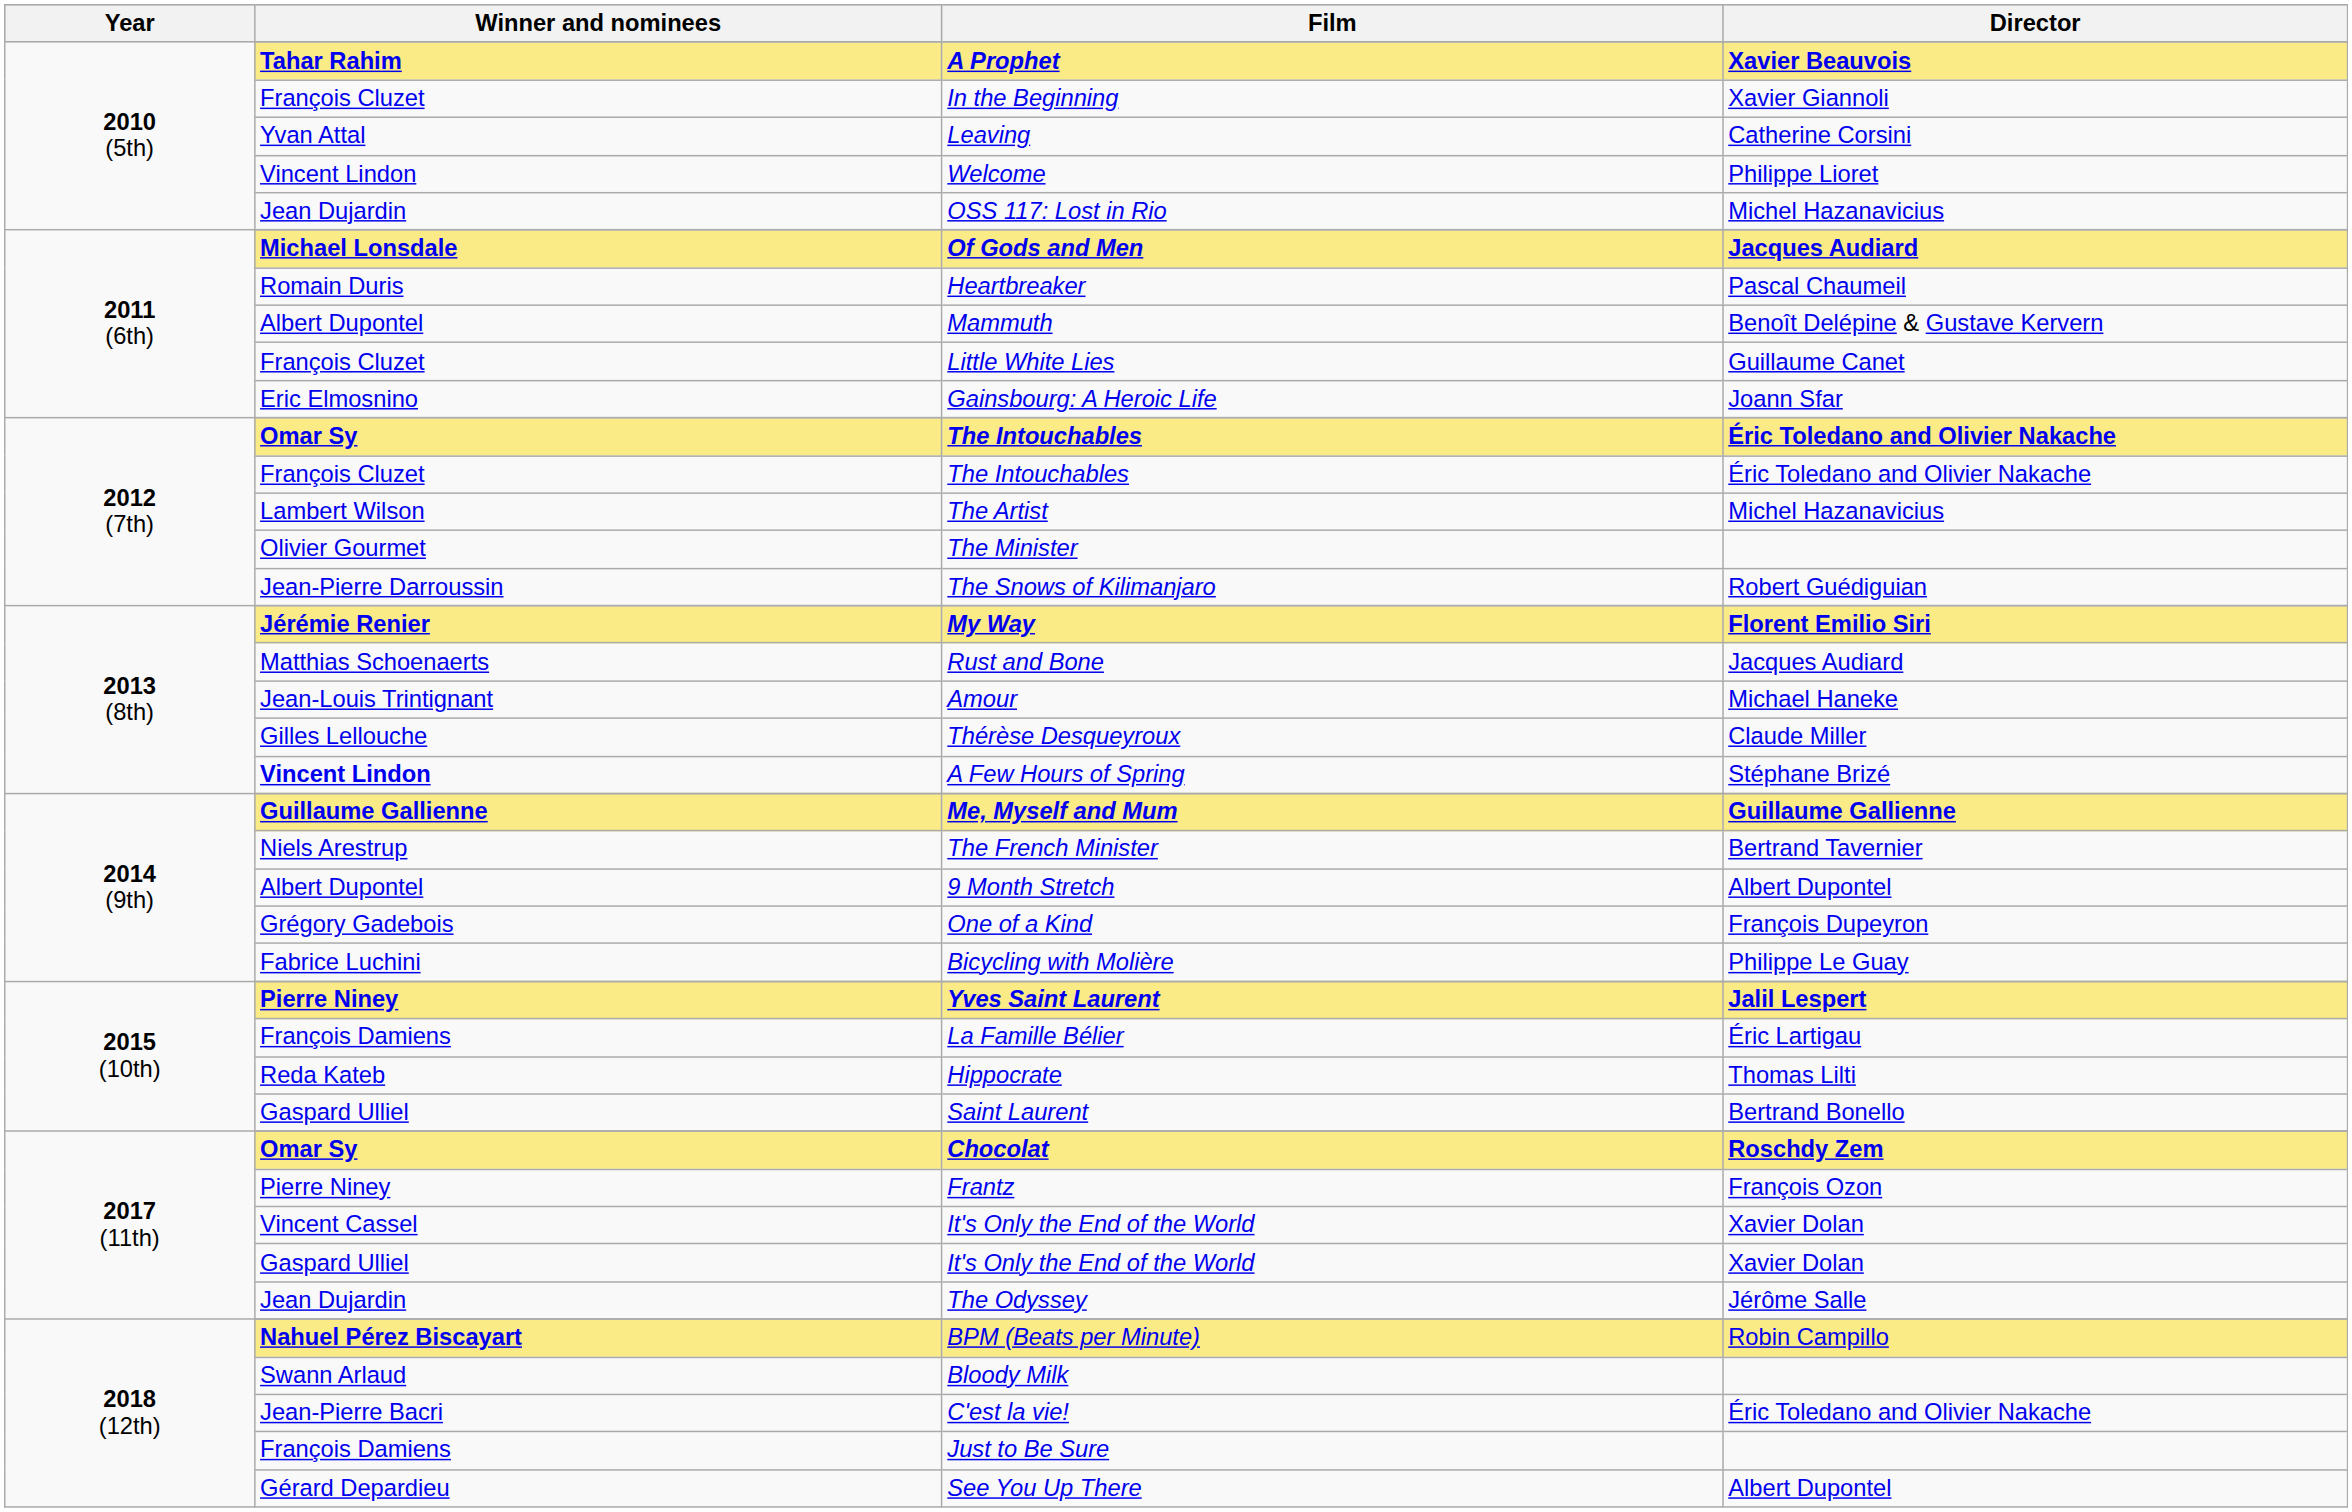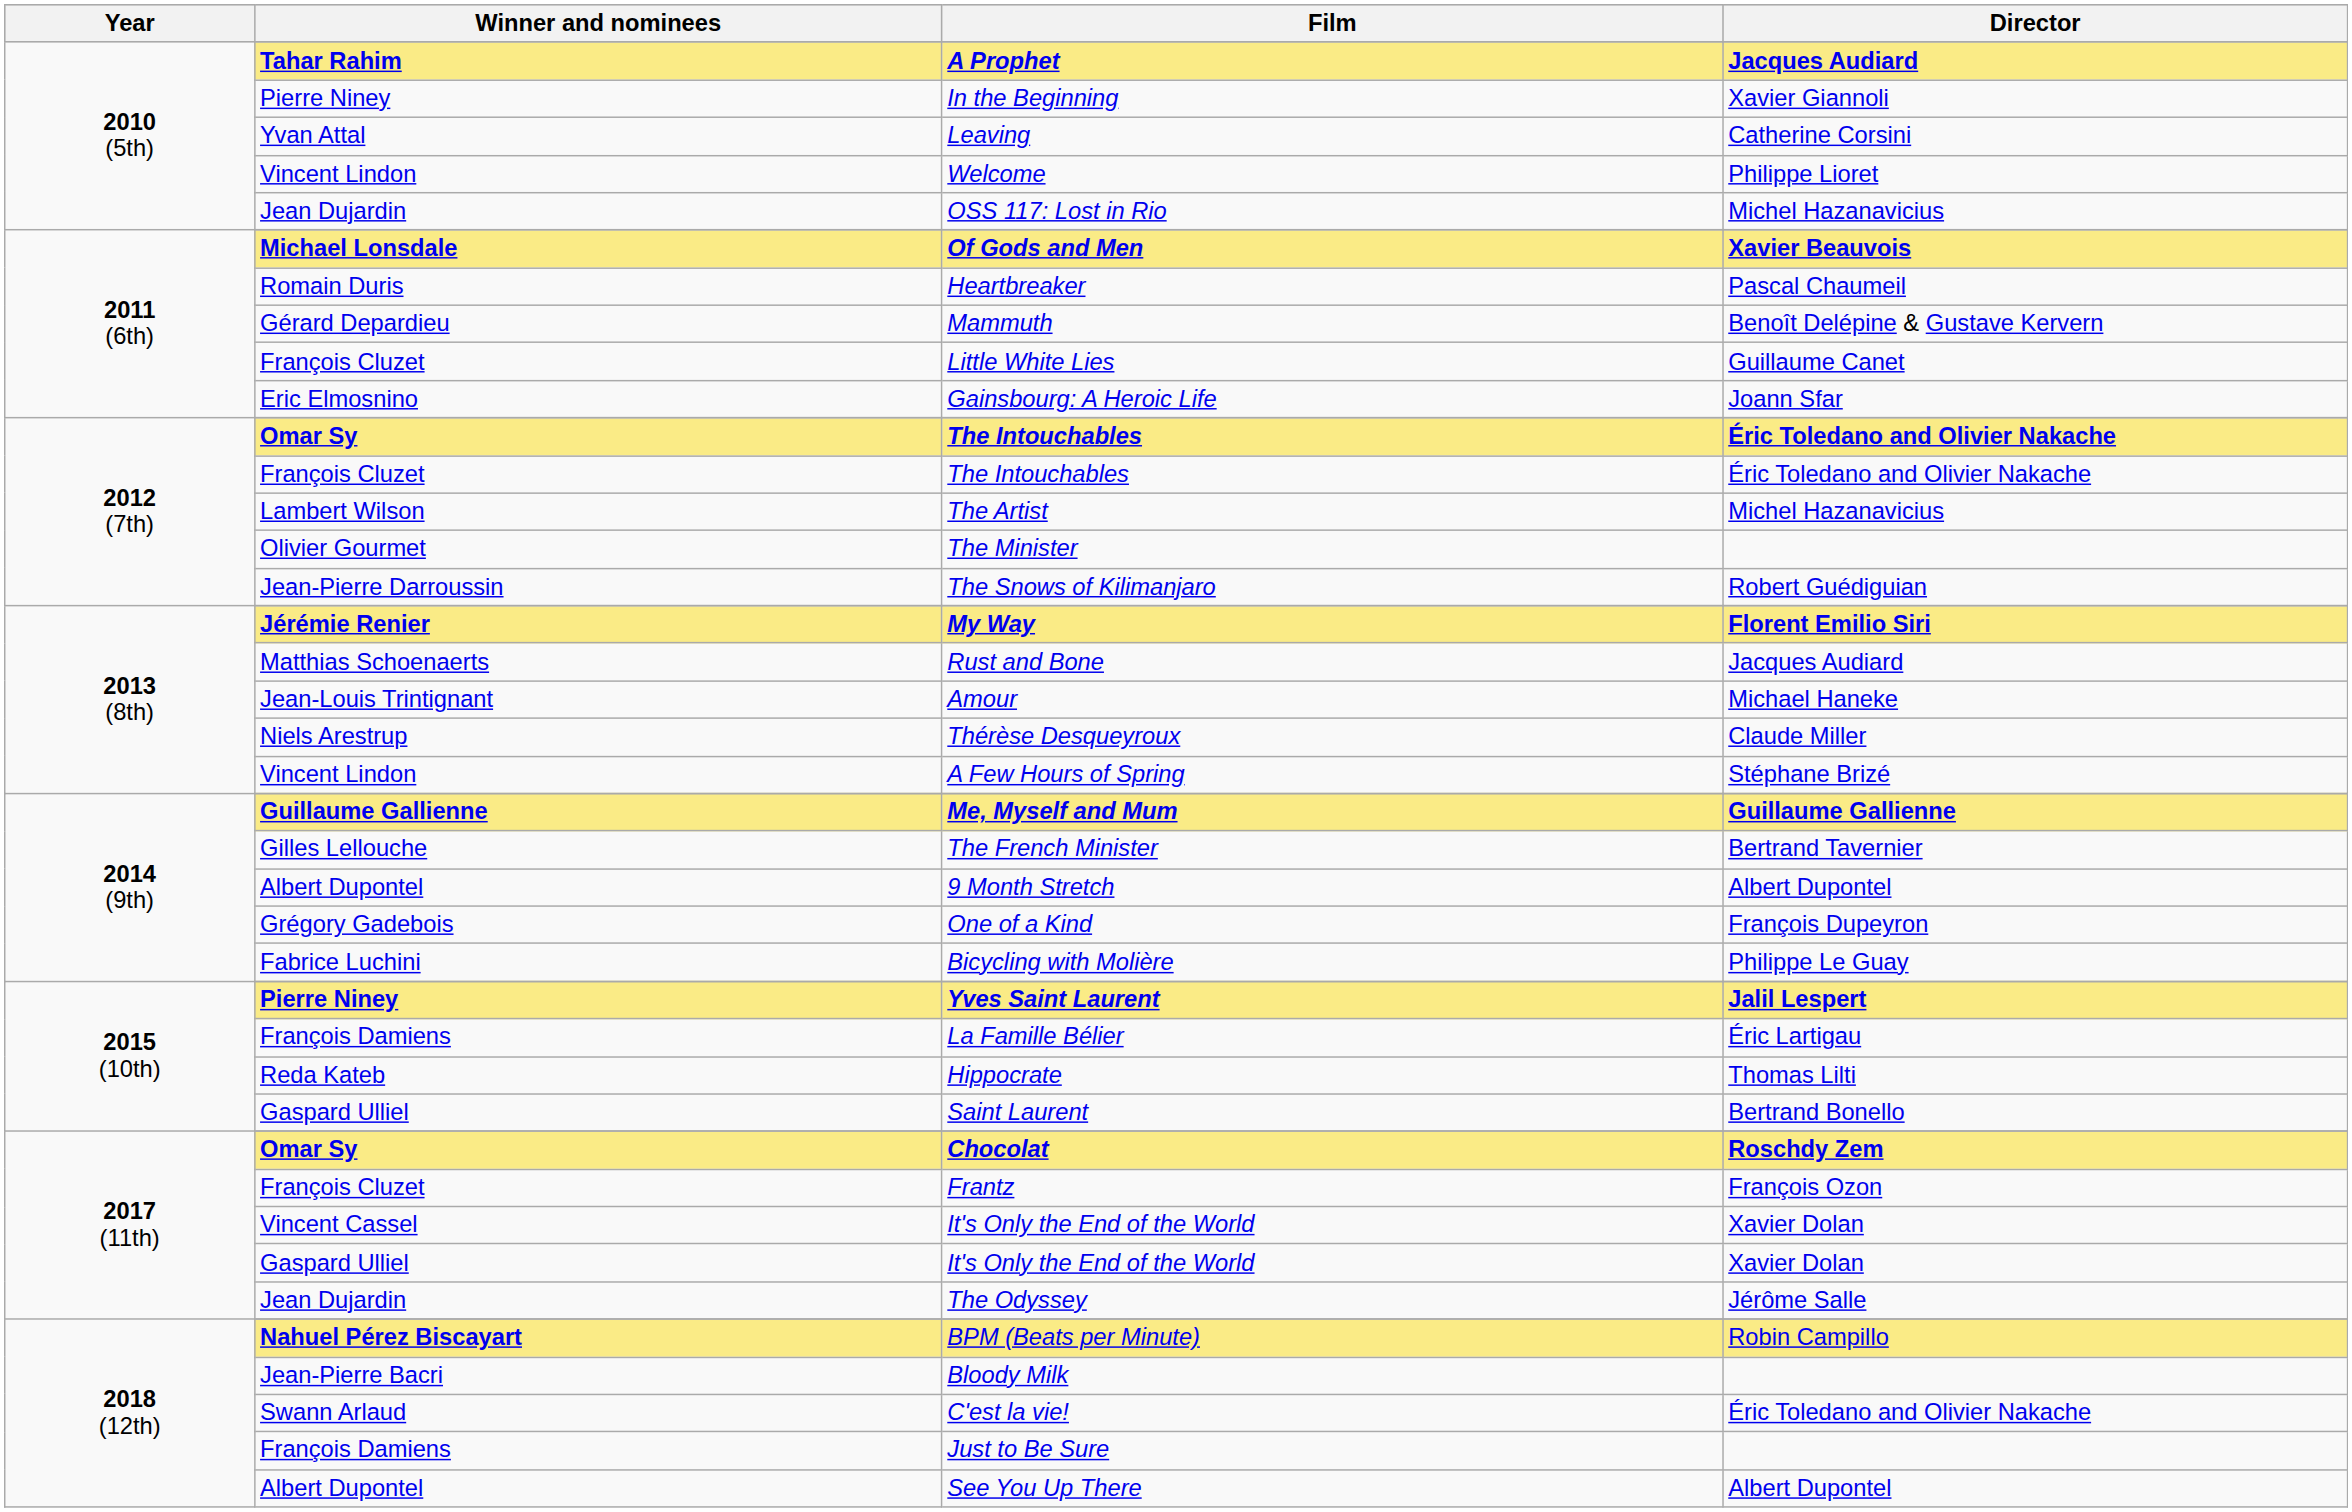(1820, 60) Xavier Beauvois -> (1823, 60) Jacques Audiard
(342, 98) François Cluzet -> (325, 98) Pierre Niney
(1823, 248) Jacques Audiard -> (1820, 248) Xavier Beauvois
(342, 323) Albert Dupontel -> (355, 323) Gérard Depardieu
(344, 736) Gilles Lellouche -> (334, 736) Niels Arestrup
(345, 774) bold -> (338, 774) normal
(334, 849) Niels Arestrup -> (344, 849) Gilles Lellouche
(325, 1187) Pierre Niney -> (342, 1187) François Cluzet
(333, 1375) Swann Arlaud -> (352, 1375) Jean-Pierre Bacri
(352, 1412) Jean-Pierre Bacri -> (333, 1412) Swann Arlaud
(355, 1487) Gérard Depardieu -> (342, 1487) Albert Dupontel
